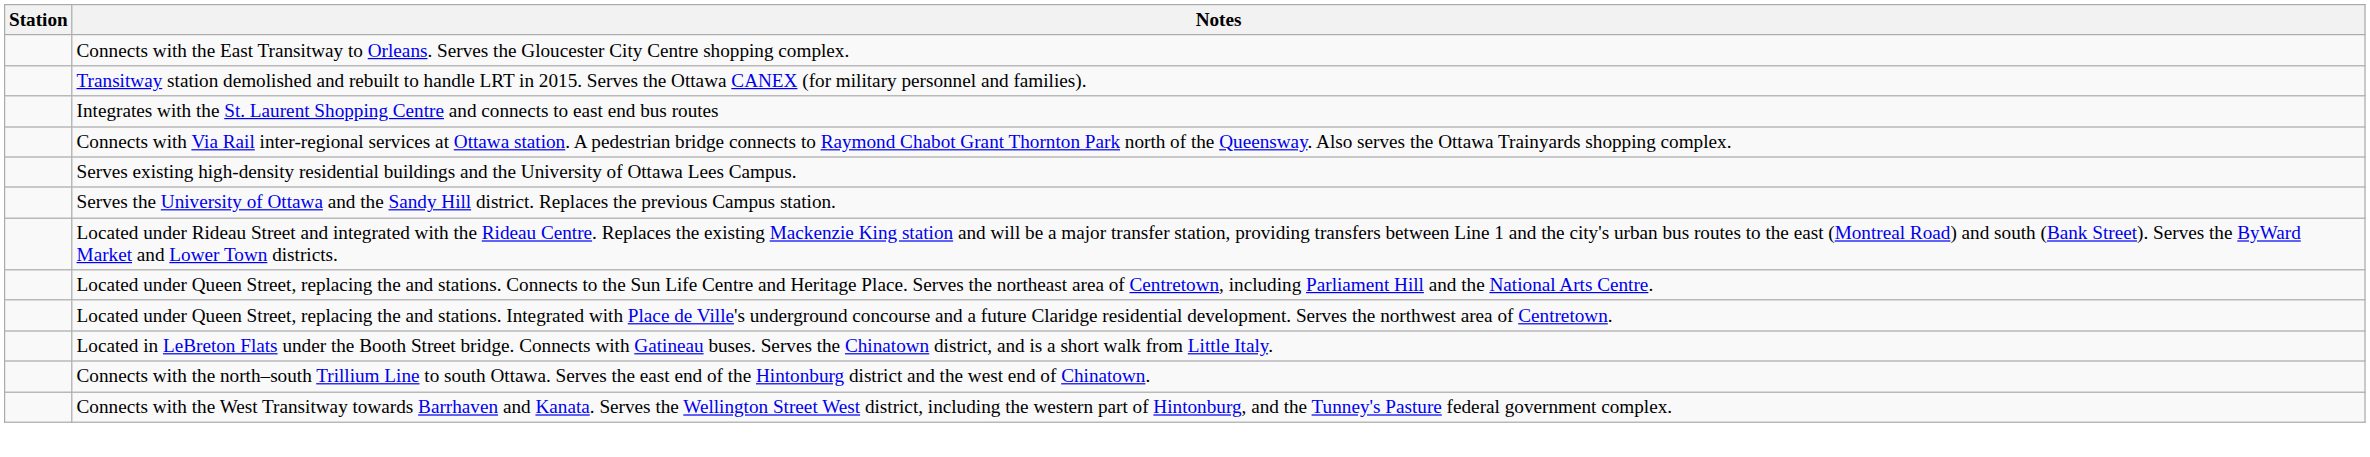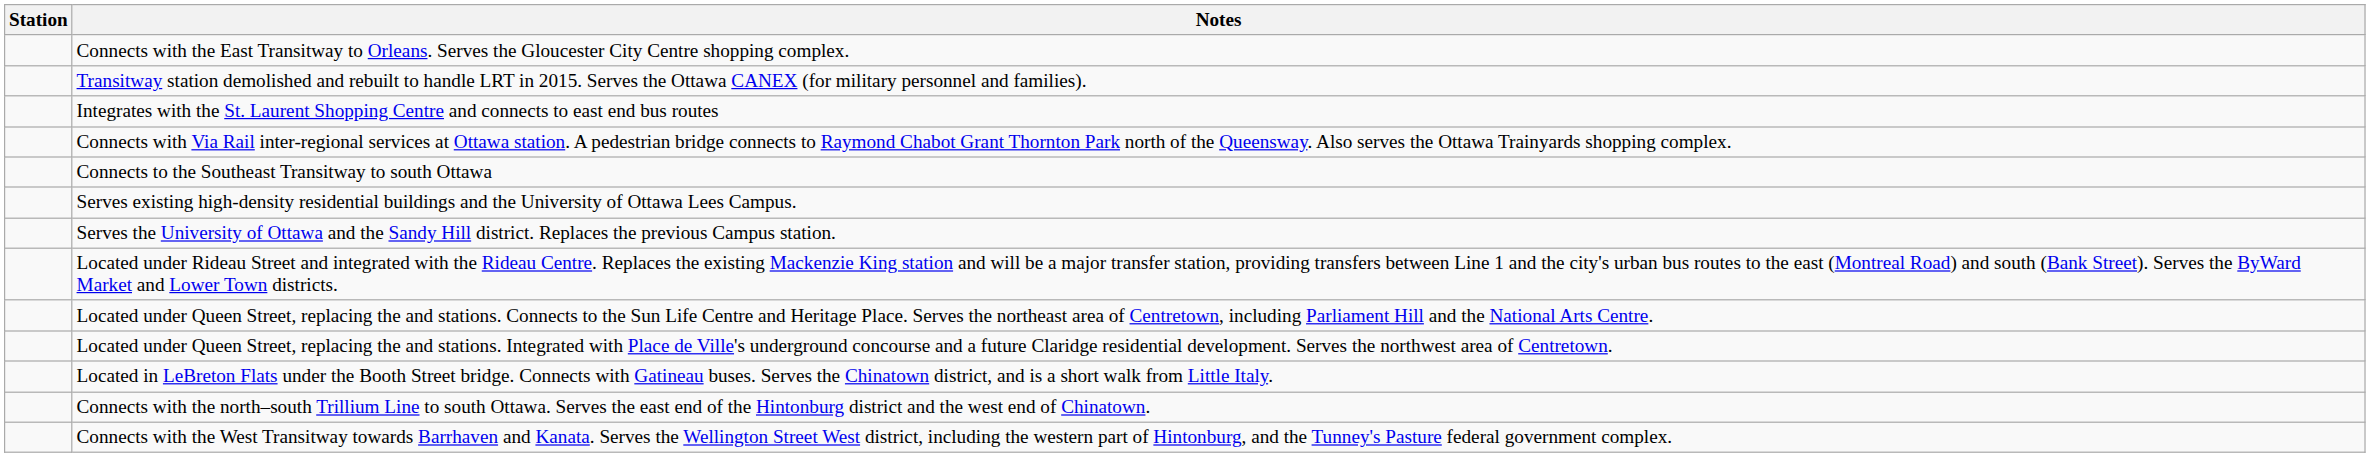+ row: (284, 171)
